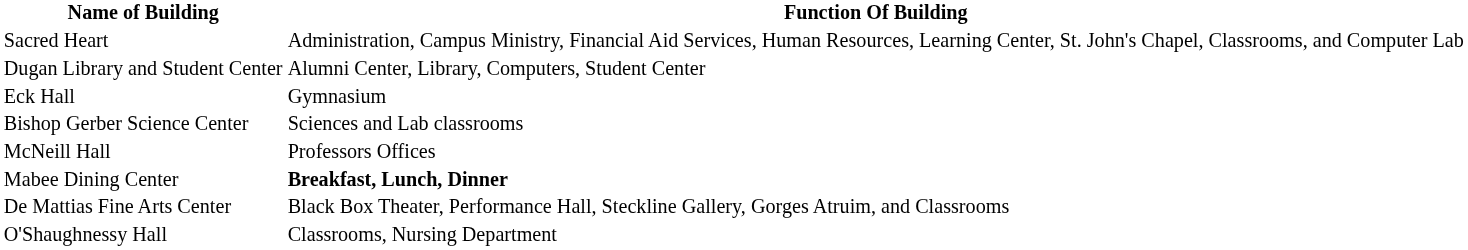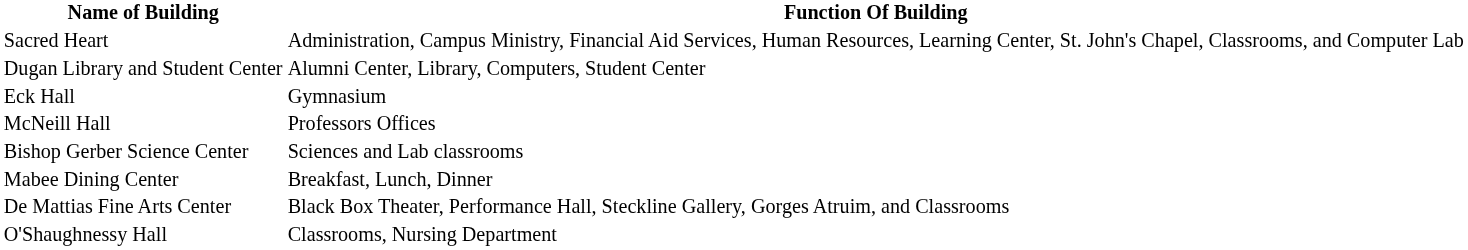rows swapped: (126, 123) <-> (57, 151)
(398, 179) bold -> (390, 179) normal
